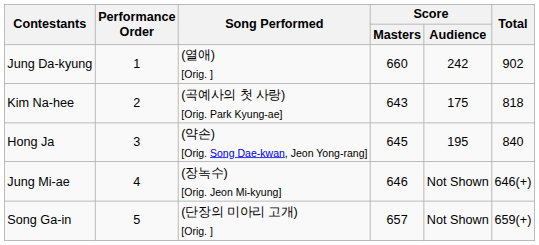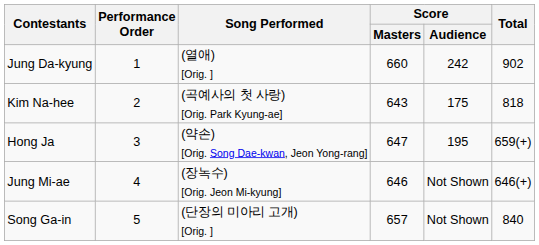(397, 142) 645 -> (397, 142) 647
(513, 142) 840 -> (513, 142) 659(+)
(513, 220) 659(+) -> (513, 220) 840
